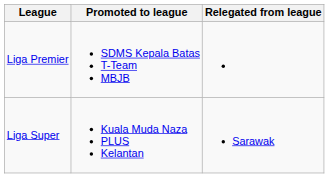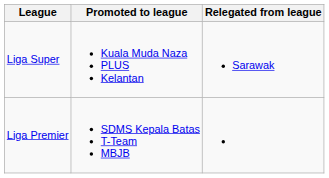rows swapped: (33, 135) <-> (38, 59)
